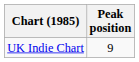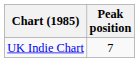(110, 47) 9 -> (110, 47) 7
